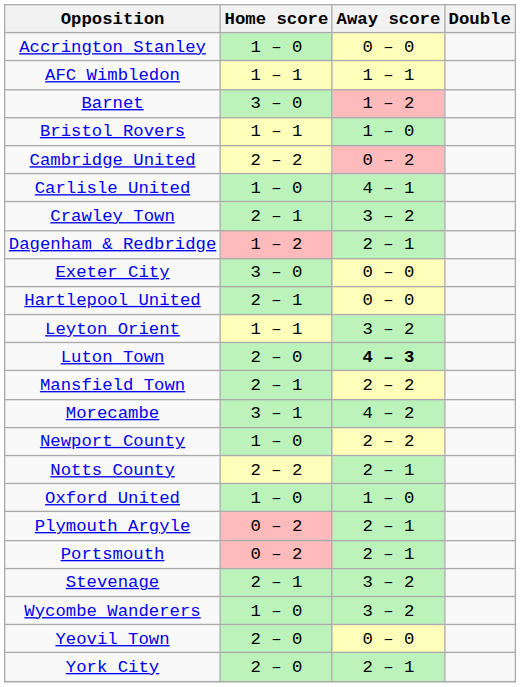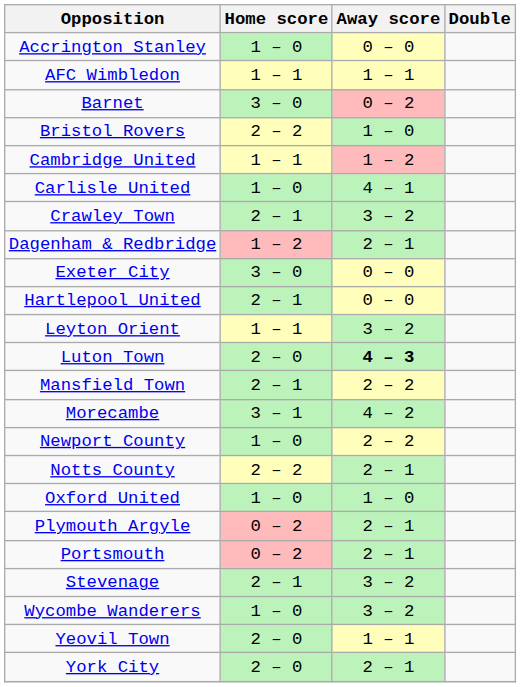(388, 103) 1 – 2 -> (388, 103) 0 – 2
(276, 131) 1 – 1 -> (276, 131) 2 – 2
(276, 160) 2 – 2 -> (276, 160) 1 – 1
(388, 160) 0 – 2 -> (388, 160) 1 – 2
(388, 639) 0 – 0 -> (388, 639) 1 – 1
